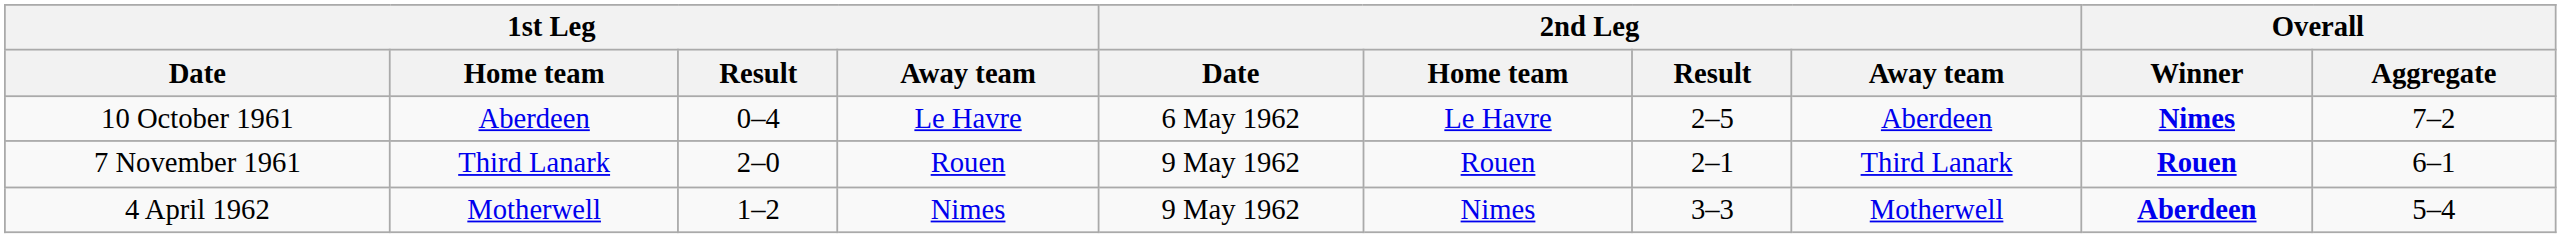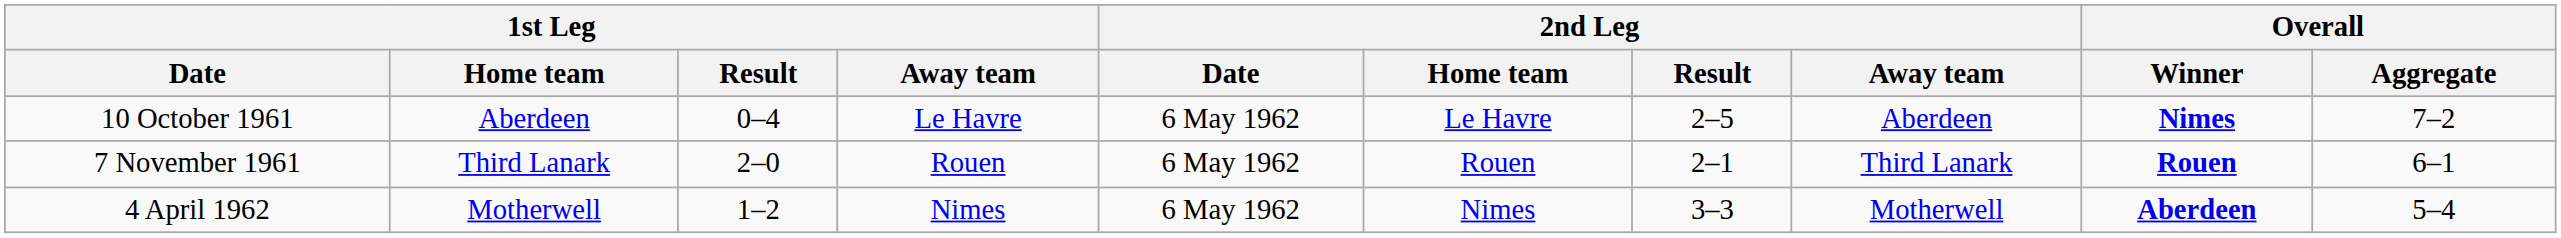(1231, 163) 9 May 1962 -> (1231, 163) 6 May 1962
(1231, 208) 9 May 1962 -> (1231, 208) 6 May 1962
